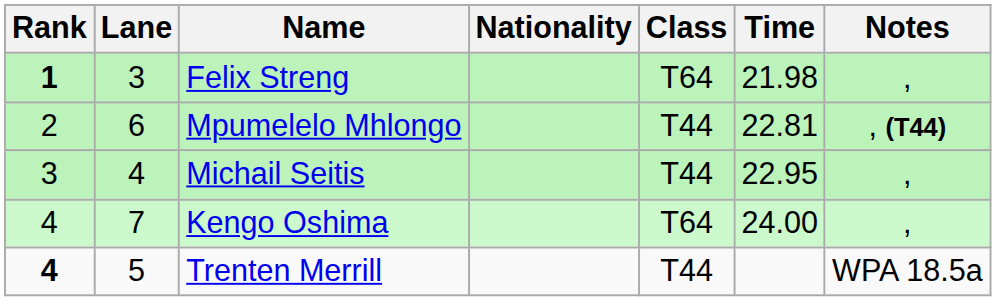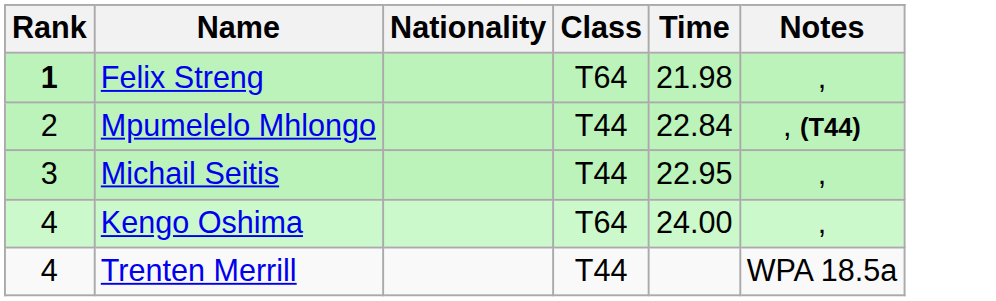- column: (136, 28)
(780, 125) 22.81 -> (694, 125) 22.84
(49, 271) bold -> (49, 271) normal
